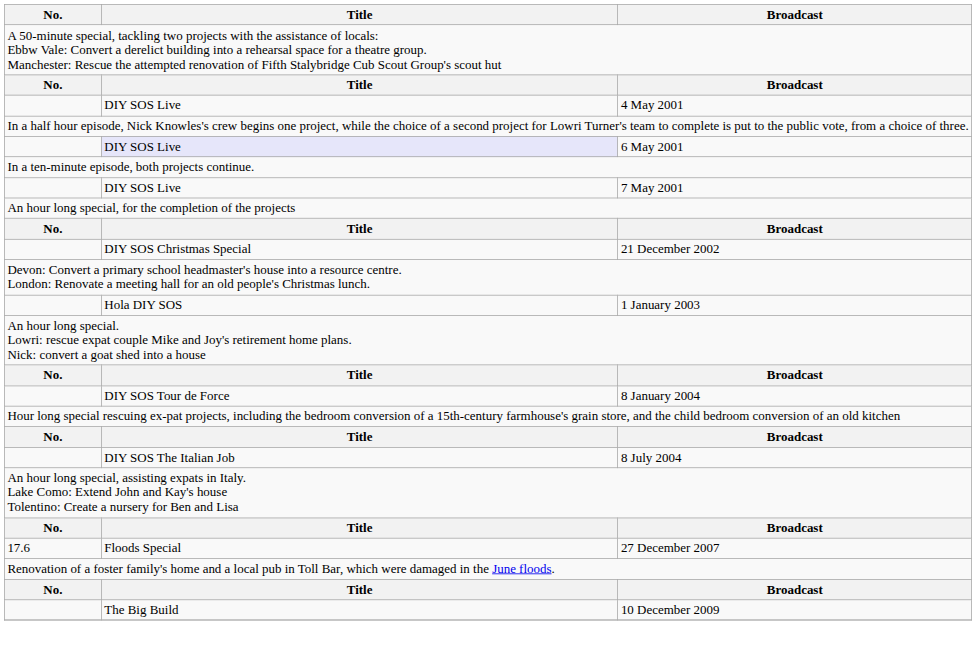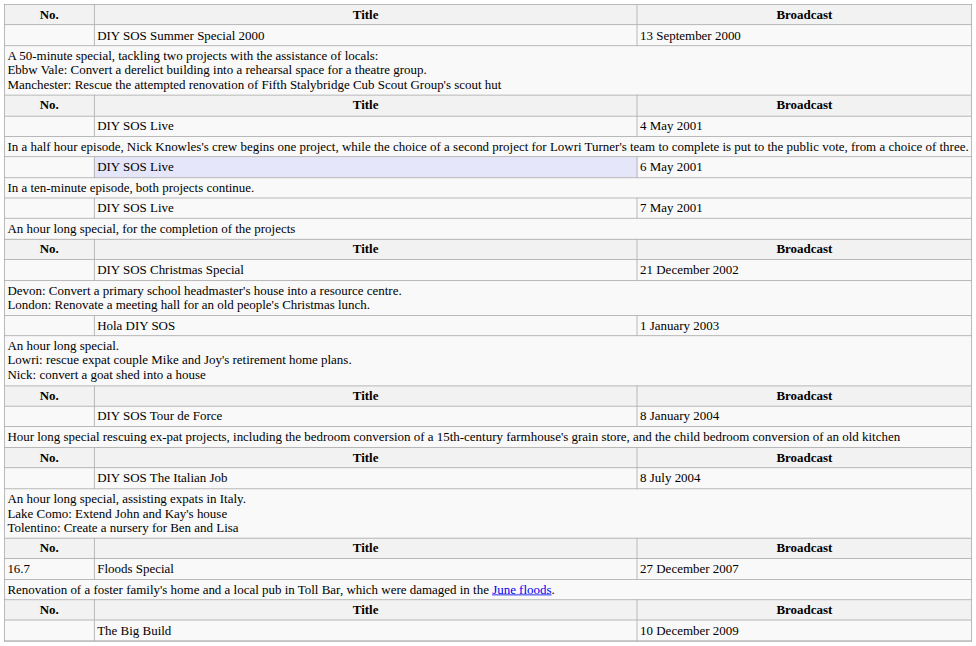+ row: (690, 35)
(19, 548) 17.6 -> (19, 569) 16.7
